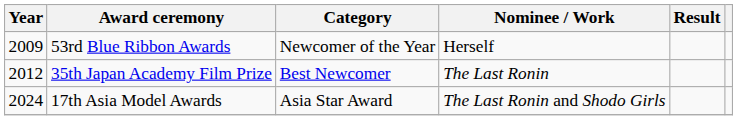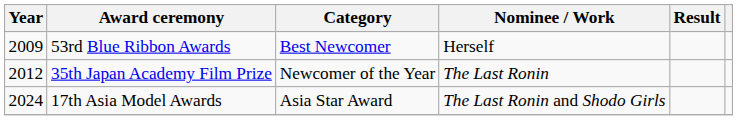(358, 45) Newcomer of the Year -> (335, 45) Best Newcomer
(335, 73) Best Newcomer -> (358, 73) Newcomer of the Year
